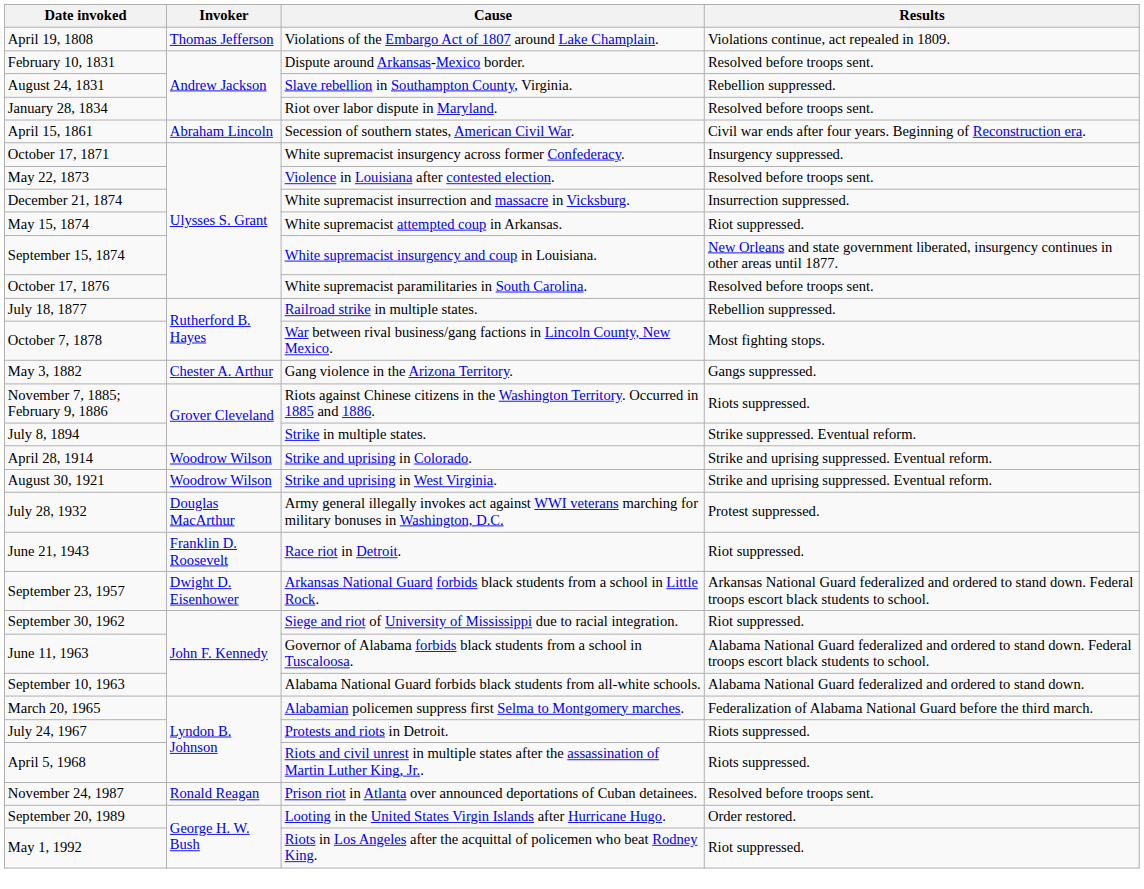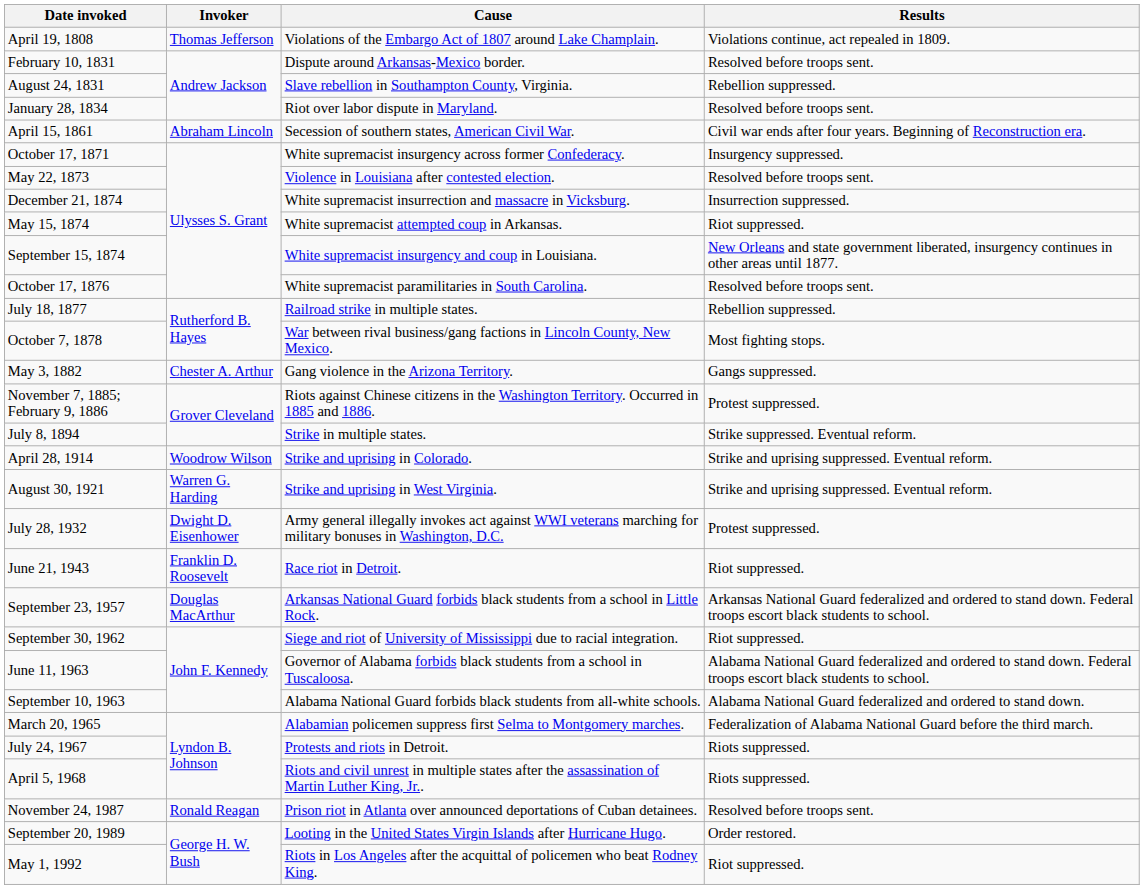(759, 403) Riots suppressed. -> (764, 403) Protest suppressed.
(221, 480) Woodrow Wilson -> (200, 489) Warren G. Harding
(202, 512) Douglas MacArthur -> (204, 528) Dwight D. Eisenhower
(204, 591) Dwight D. Eisenhower -> (202, 607) Douglas MacArthur
